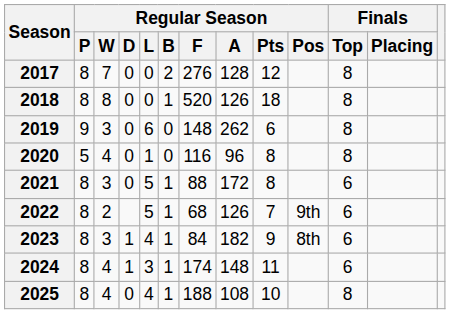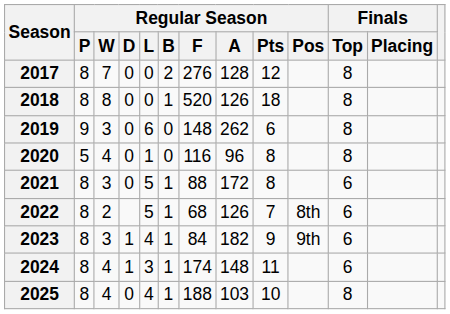(308, 211) 9th -> (308, 211) 8th
(308, 239) 8th -> (308, 239) 9th
(235, 294) 108 -> (235, 294) 103
